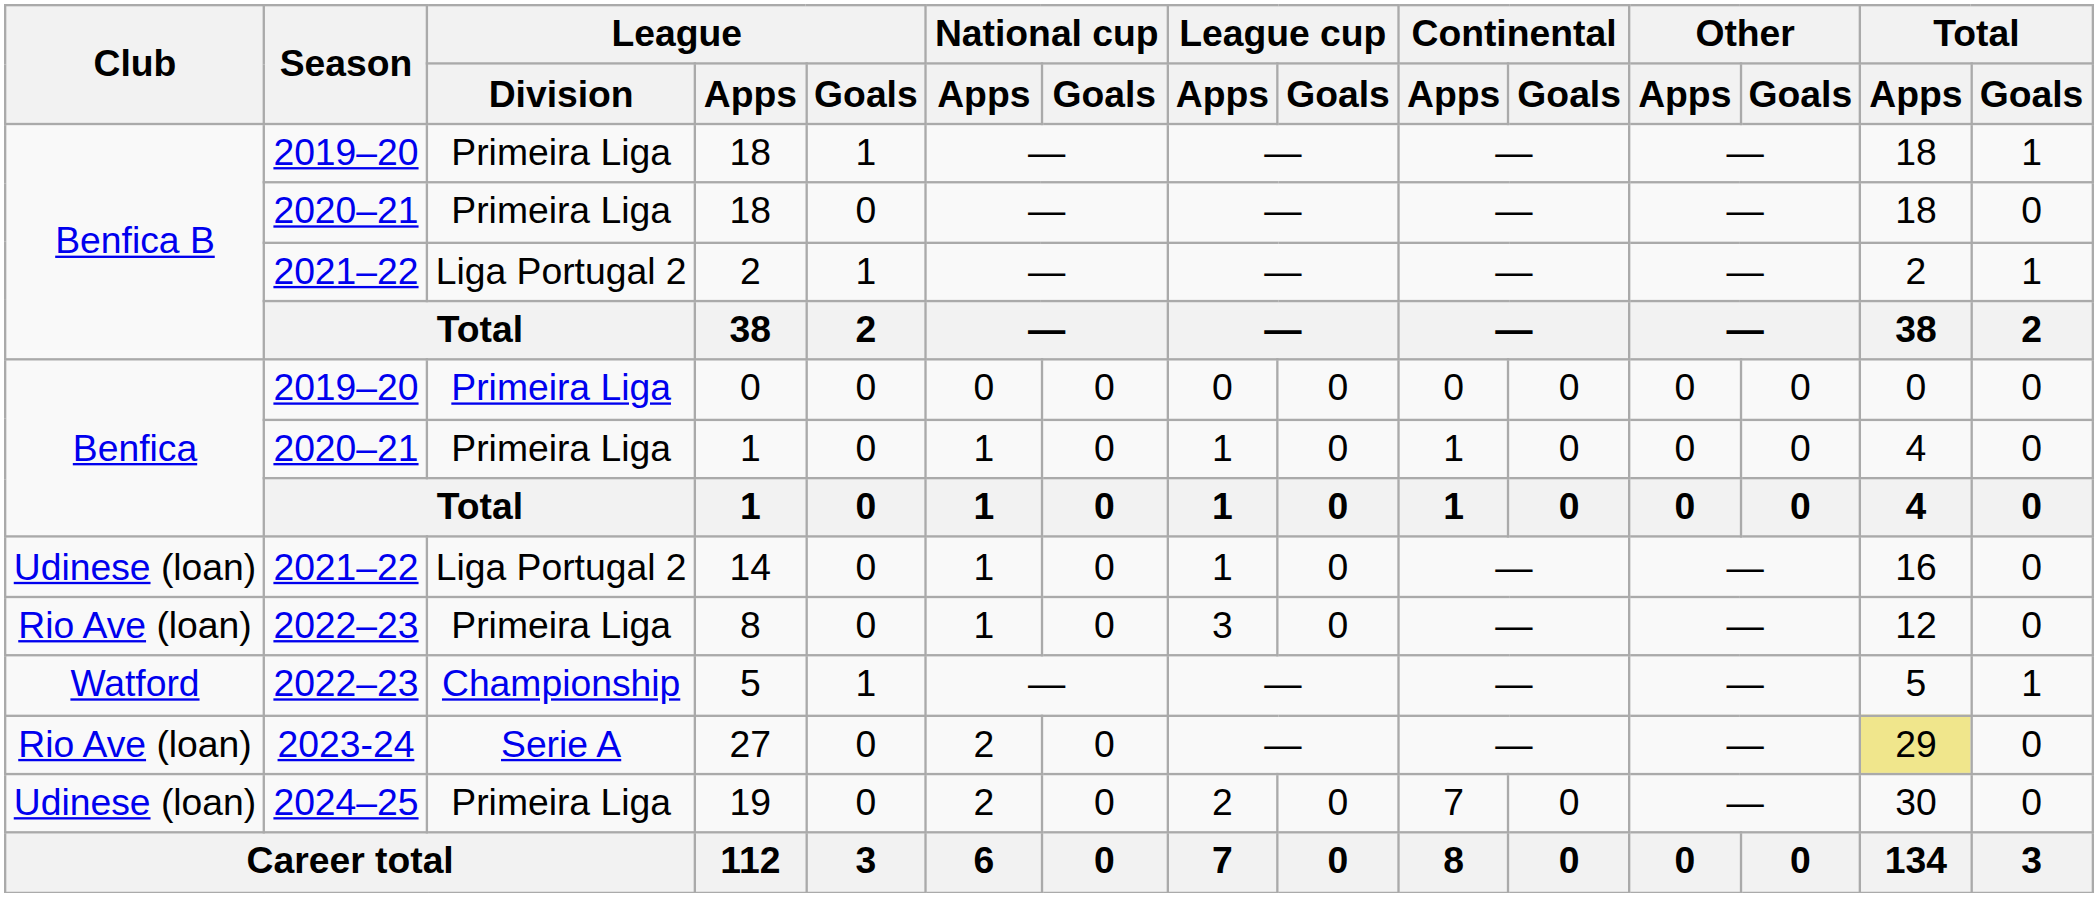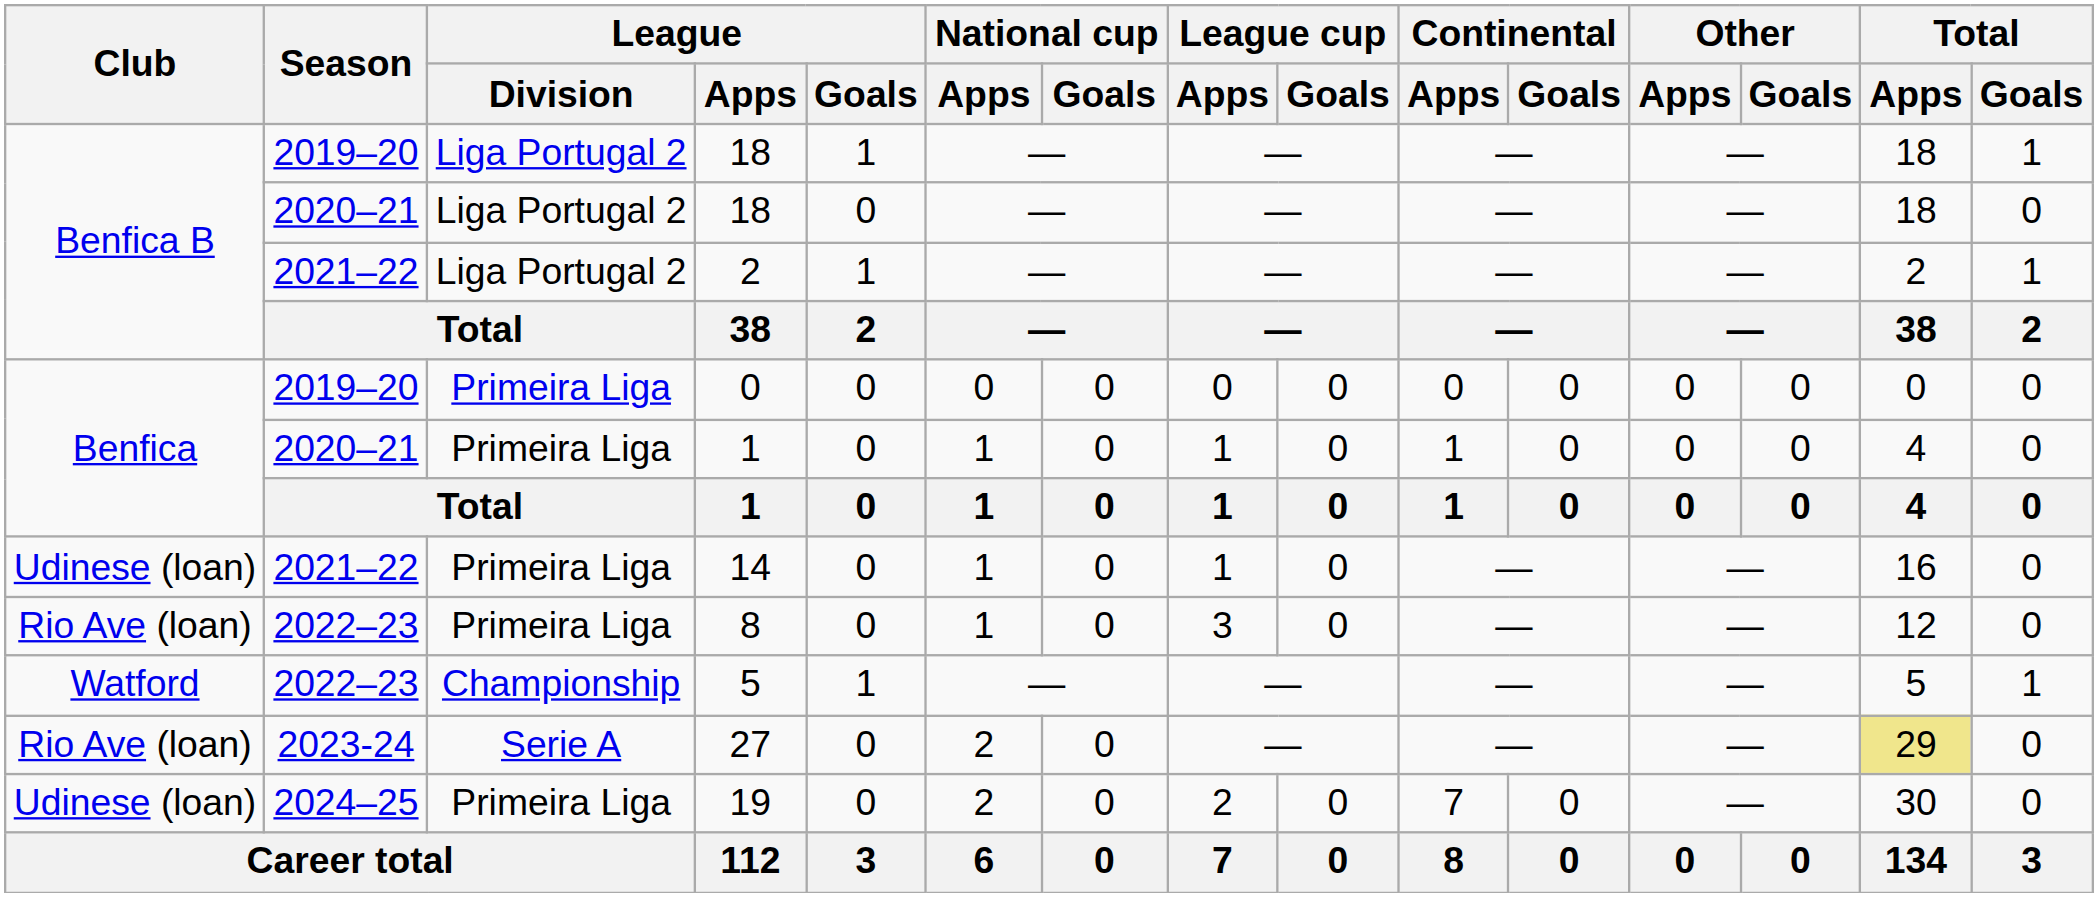(561, 152) Primeira Liga -> (561, 152) Liga Portugal 2
(561, 211) Primeira Liga -> (561, 211) Liga Portugal 2
(561, 566) Liga Portugal 2 -> (561, 566) Primeira Liga
